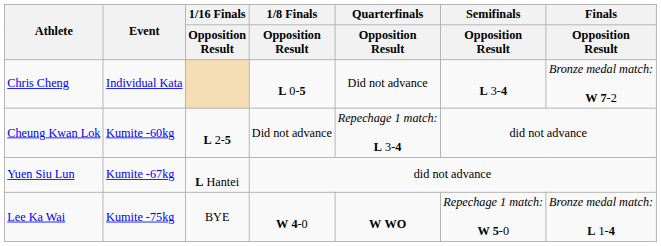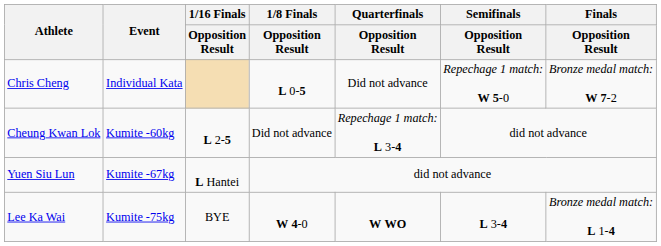(493, 91) L 3-4 -> (493, 84) Repechage 1 match: W 5-0
(493, 217) Repechage 1 match: W 5-0 -> (493, 224) L 3-4
